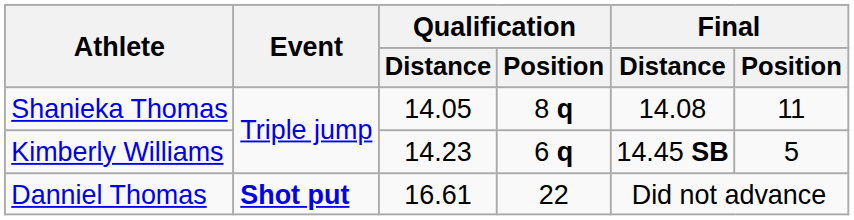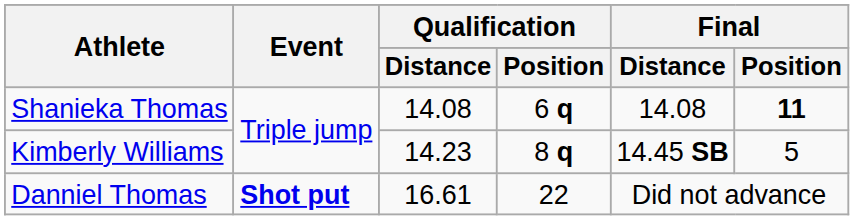(438, 109) 14.05 -> (438, 109) 14.08
(554, 109) 8 q -> (554, 109) 6 q
(791, 109) normal -> (791, 109) bold
(554, 152) 6 q -> (554, 152) 8 q
